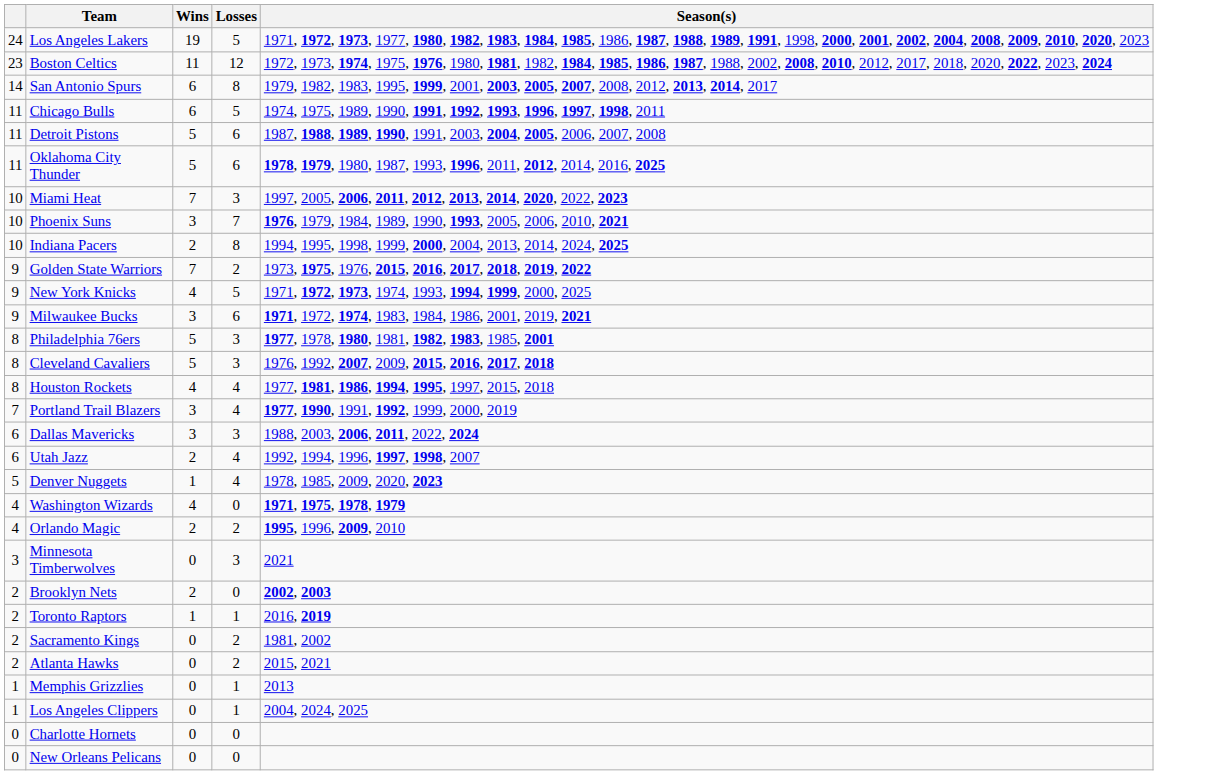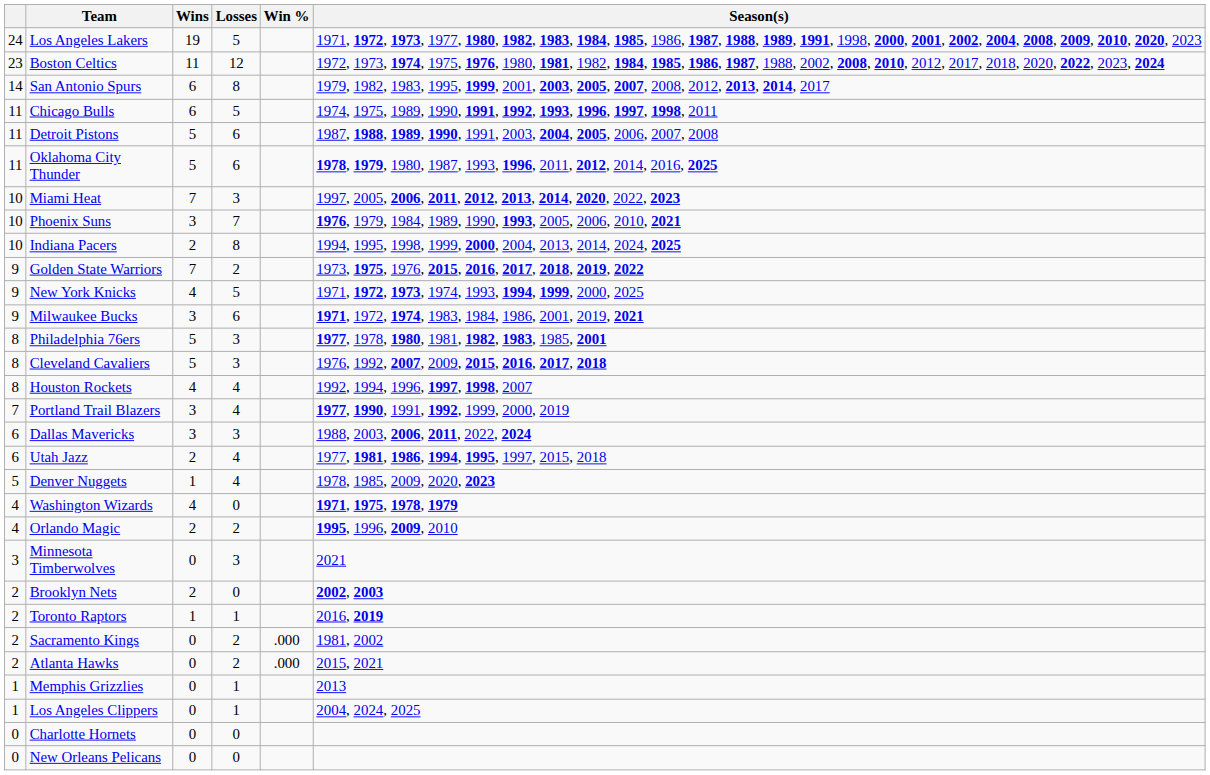+ column: (287, 16)
(409, 387) 1977, 1981, 1986, 1994, 1995, 1997, 2015, 2018 -> (424, 387) 1992, 1994, 1996, 1997, 1998, 2007
(372, 457) 1992, 1994, 1996, 1997, 1998, 2007 -> (461, 457) 1977, 1981, 1986, 1994, 1995, 1997, 2015, 2018
